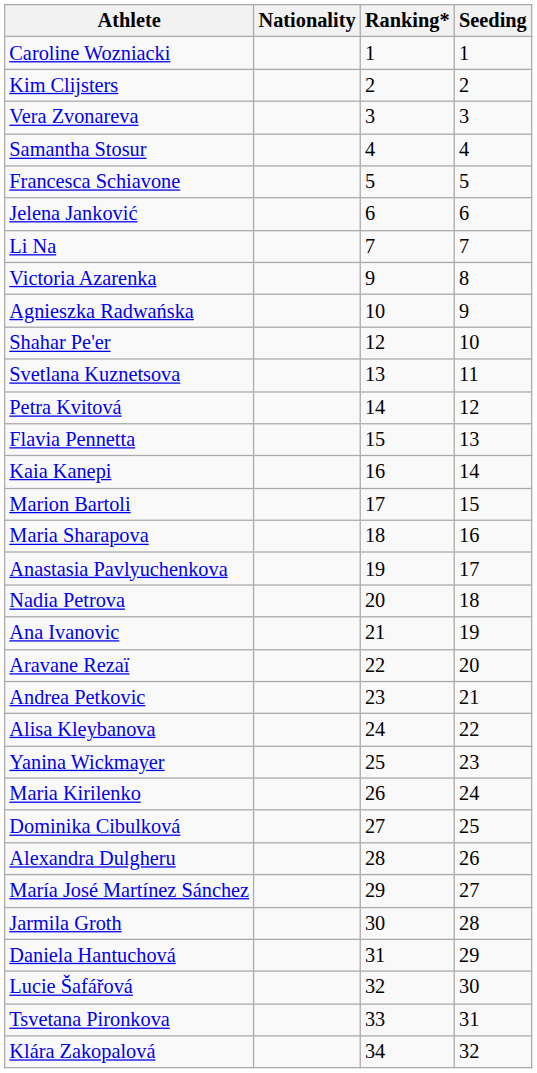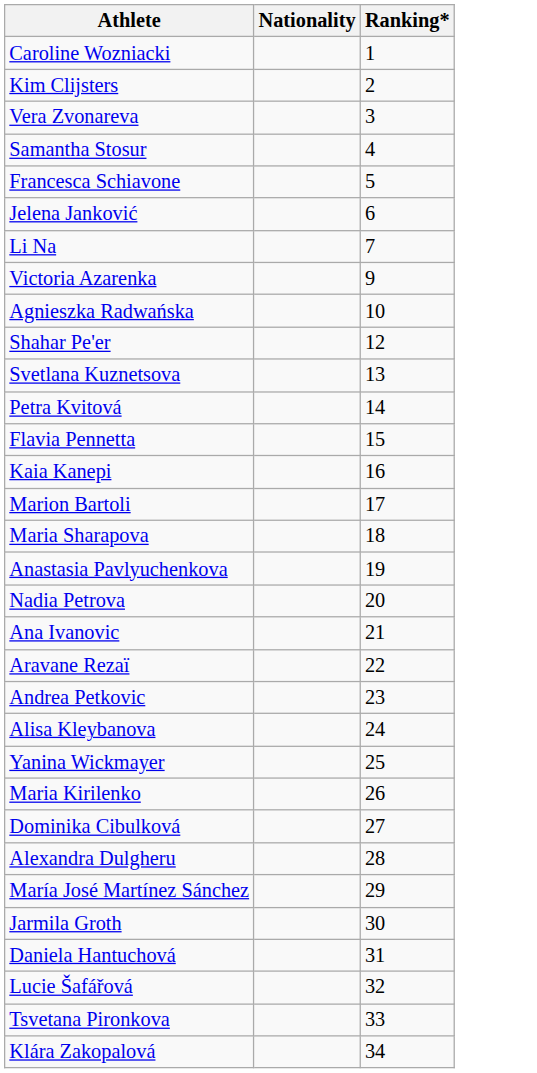- column: (493, 20)
